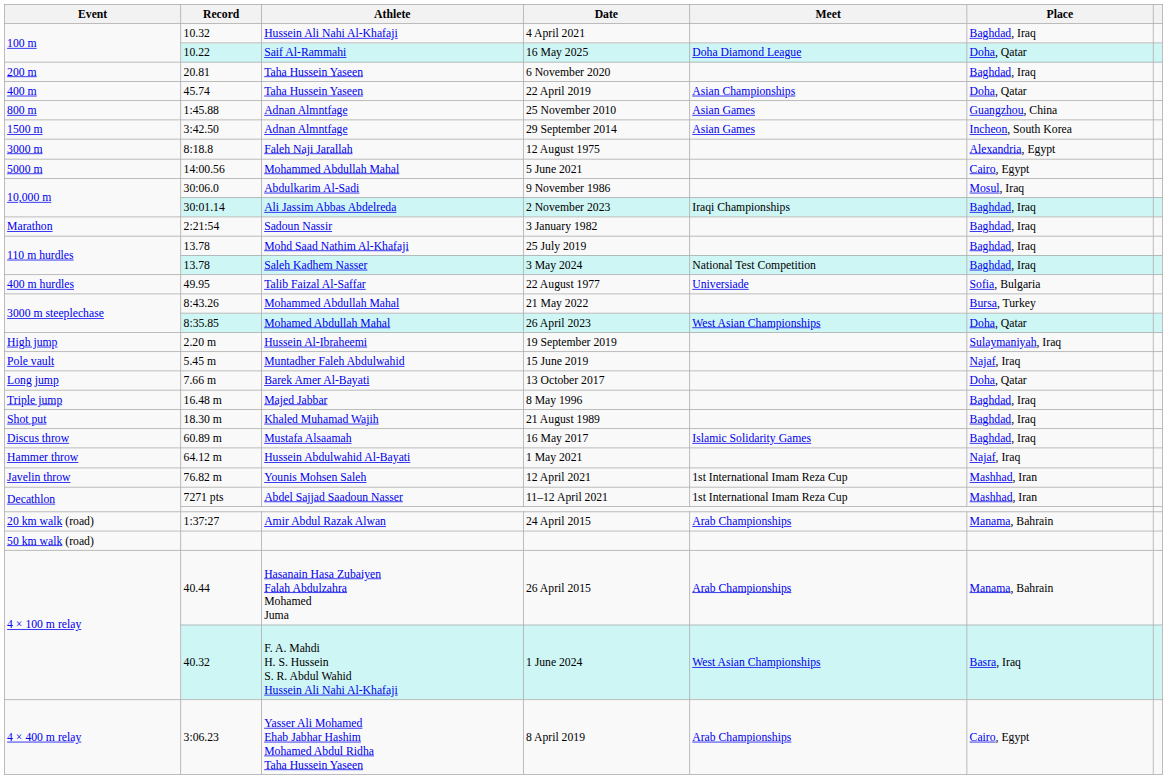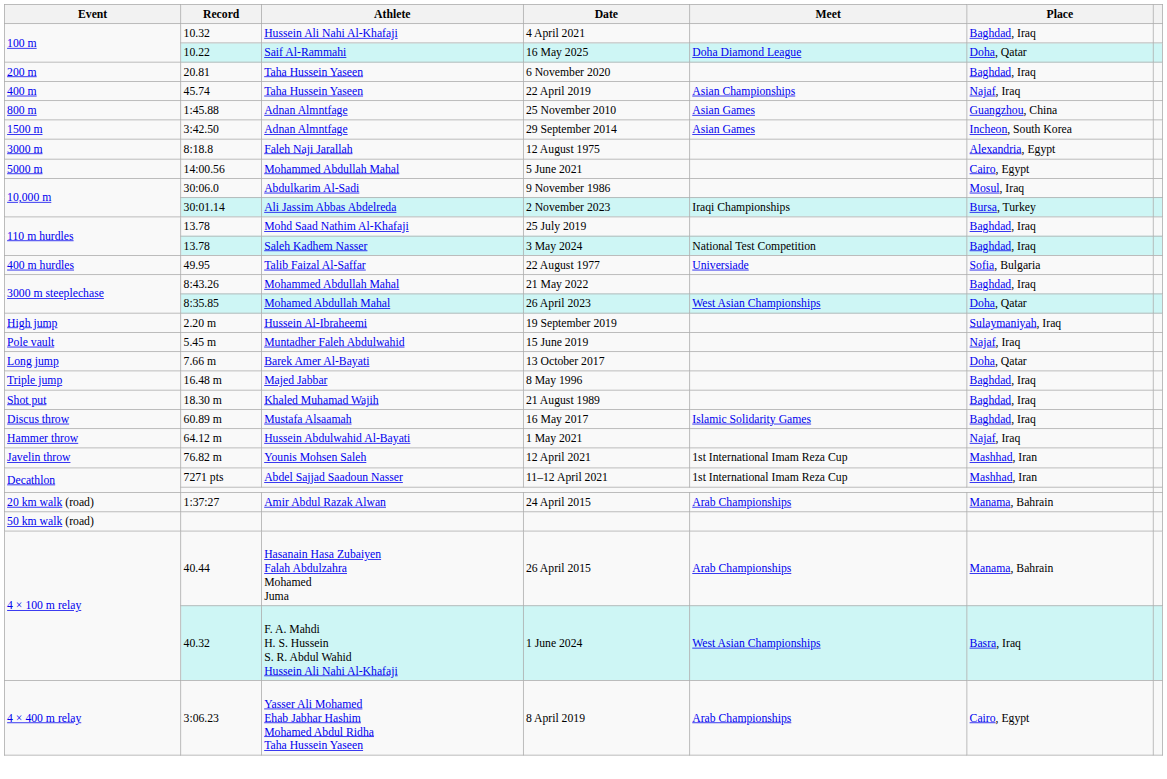(998, 91) Doha, Qatar -> (995, 91) Najaf, Iraq
(1003, 207) Baghdad, Iraq -> (1003, 207) Bursa, Turkey
- row: (30, 226)
(1003, 303) Bursa, Turkey -> (1003, 284) Baghdad, Iraq
